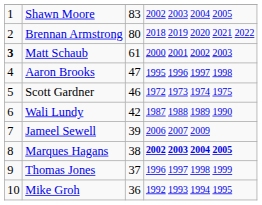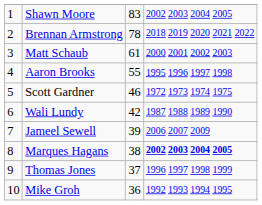(135, 33) 80 -> (135, 33) 78
(10, 53) bold -> (10, 53) normal
(135, 72) 47 -> (135, 72) 55
